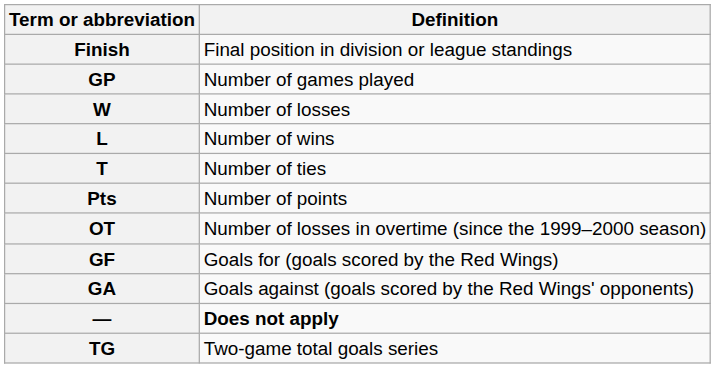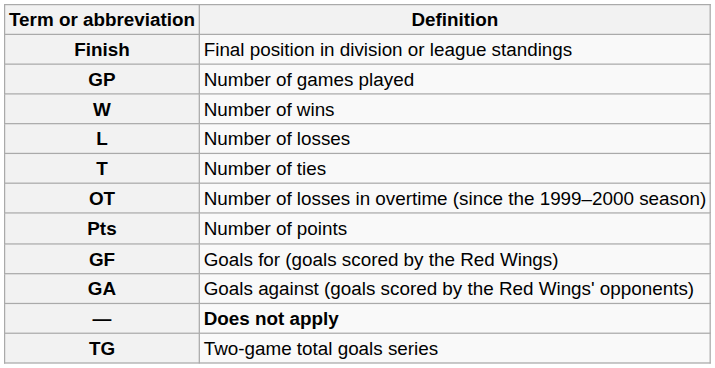(277, 109) Number of losses -> (269, 109) Number of wins
(269, 139) Number of wins -> (277, 139) Number of losses
rows swapped: (102, 229) <-> (102, 199)
